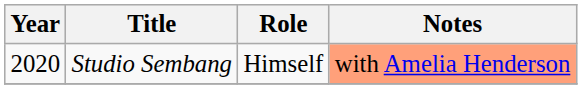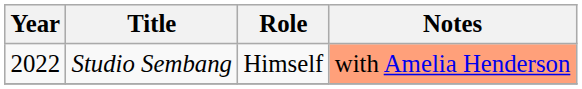(35, 63) 2020 -> (35, 63) 2022
